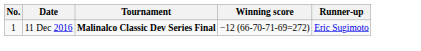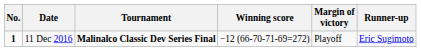+ column: (334, 18)
(13, 27) normal -> (13, 39) bold
